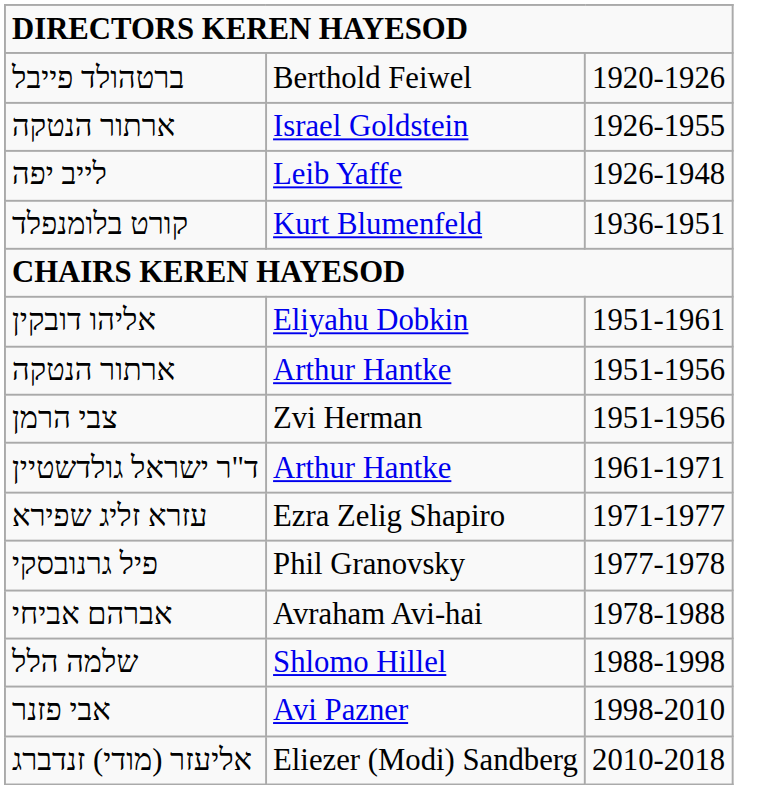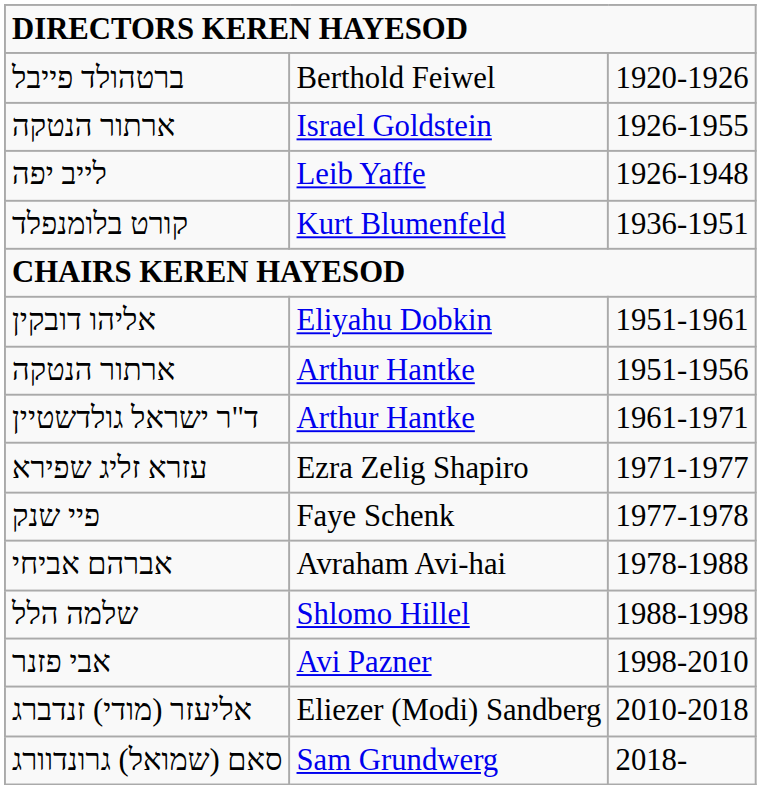- row: (65, 418)
- row: (85, 564)
+ row: (56, 516)
+ row: (147, 759)
